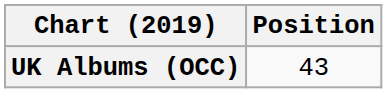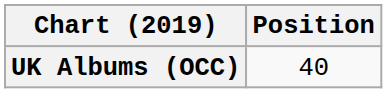(314, 67) 43 -> (314, 67) 40
